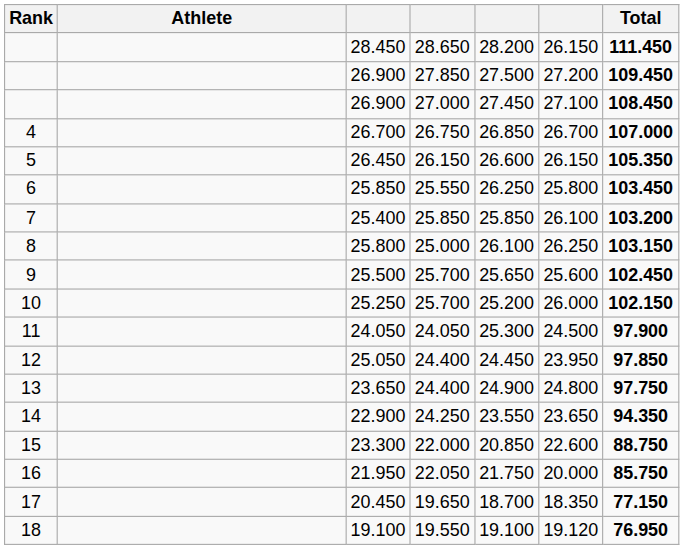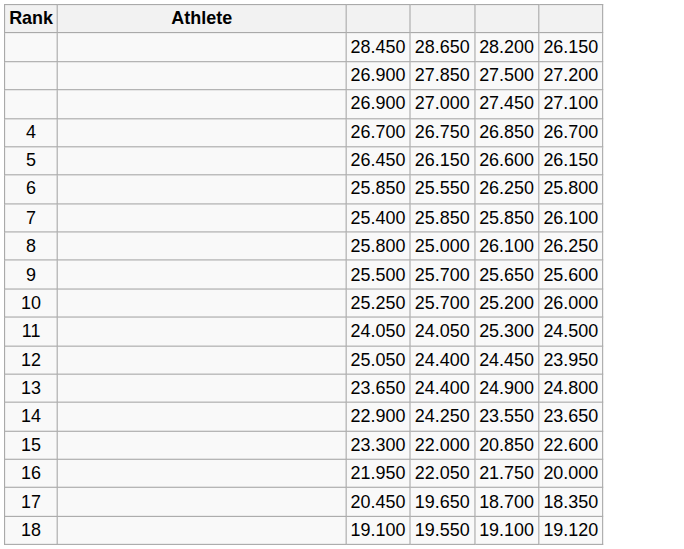- column: (641, 18)
